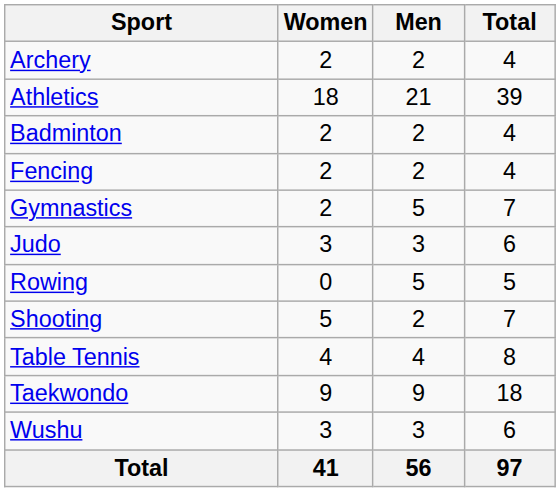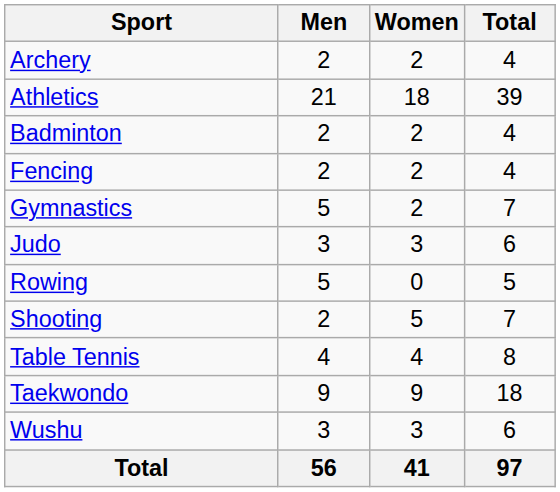columns swapped: (419, 23) <-> (326, 23)
